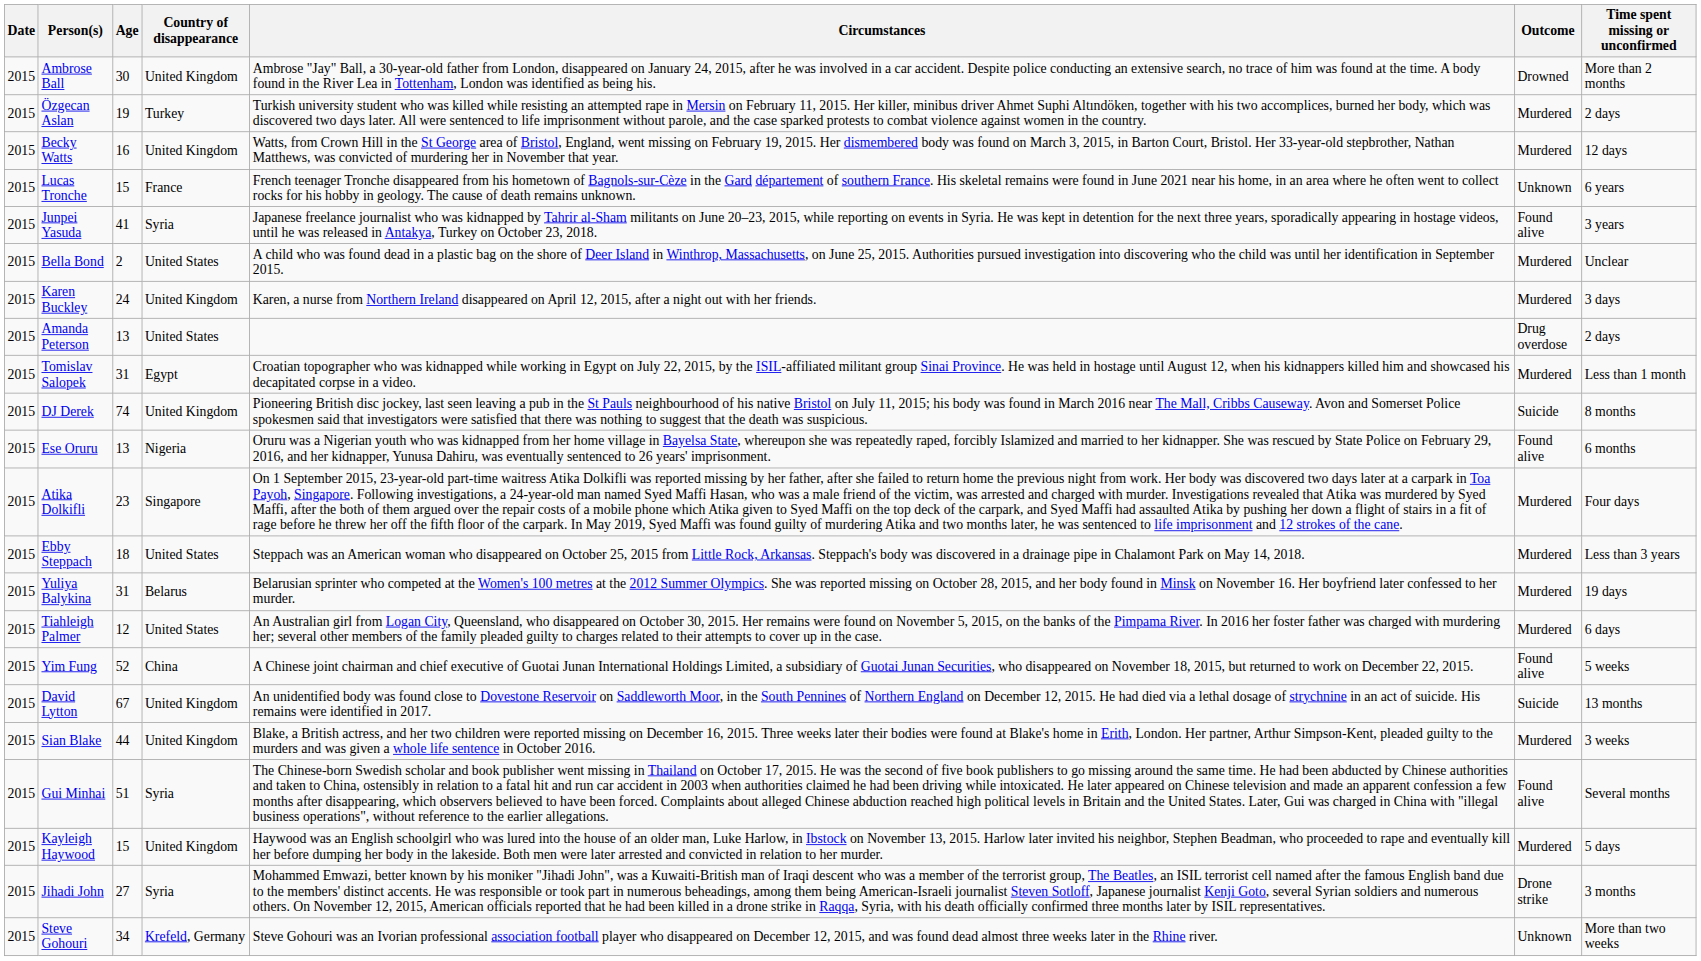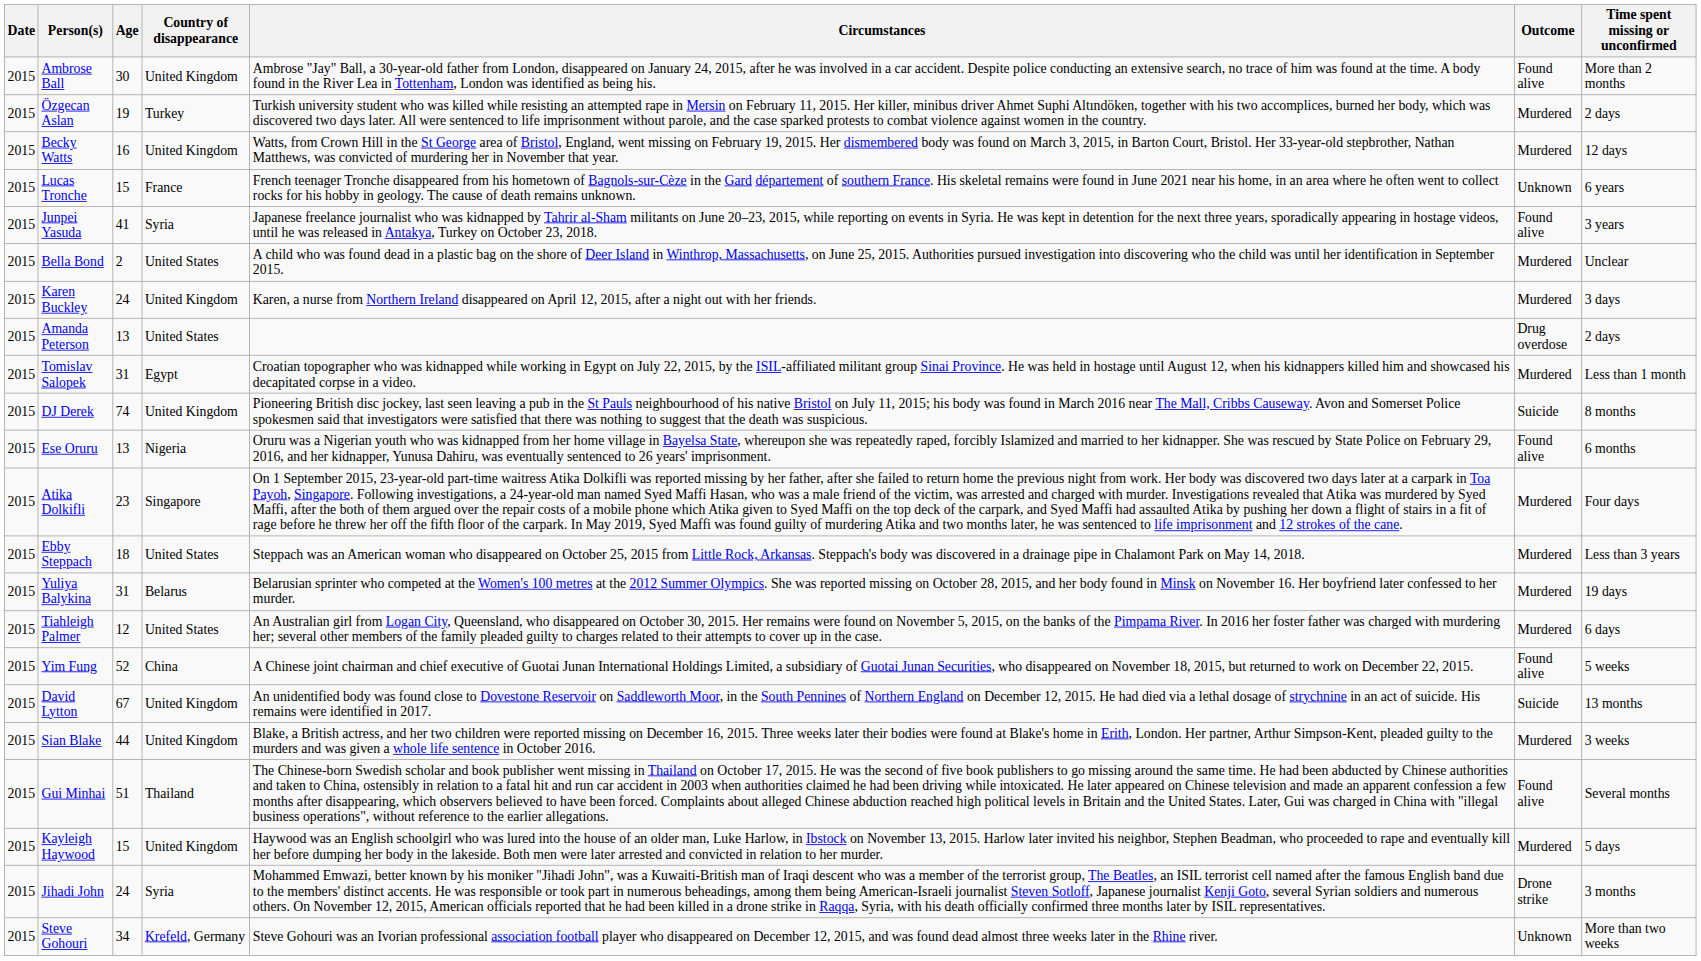(1543, 75) Drowned -> (1535, 75) Found alive
(159, 793) Syria -> (169, 793) Thailand
(123, 891) 27 -> (123, 891) 24
